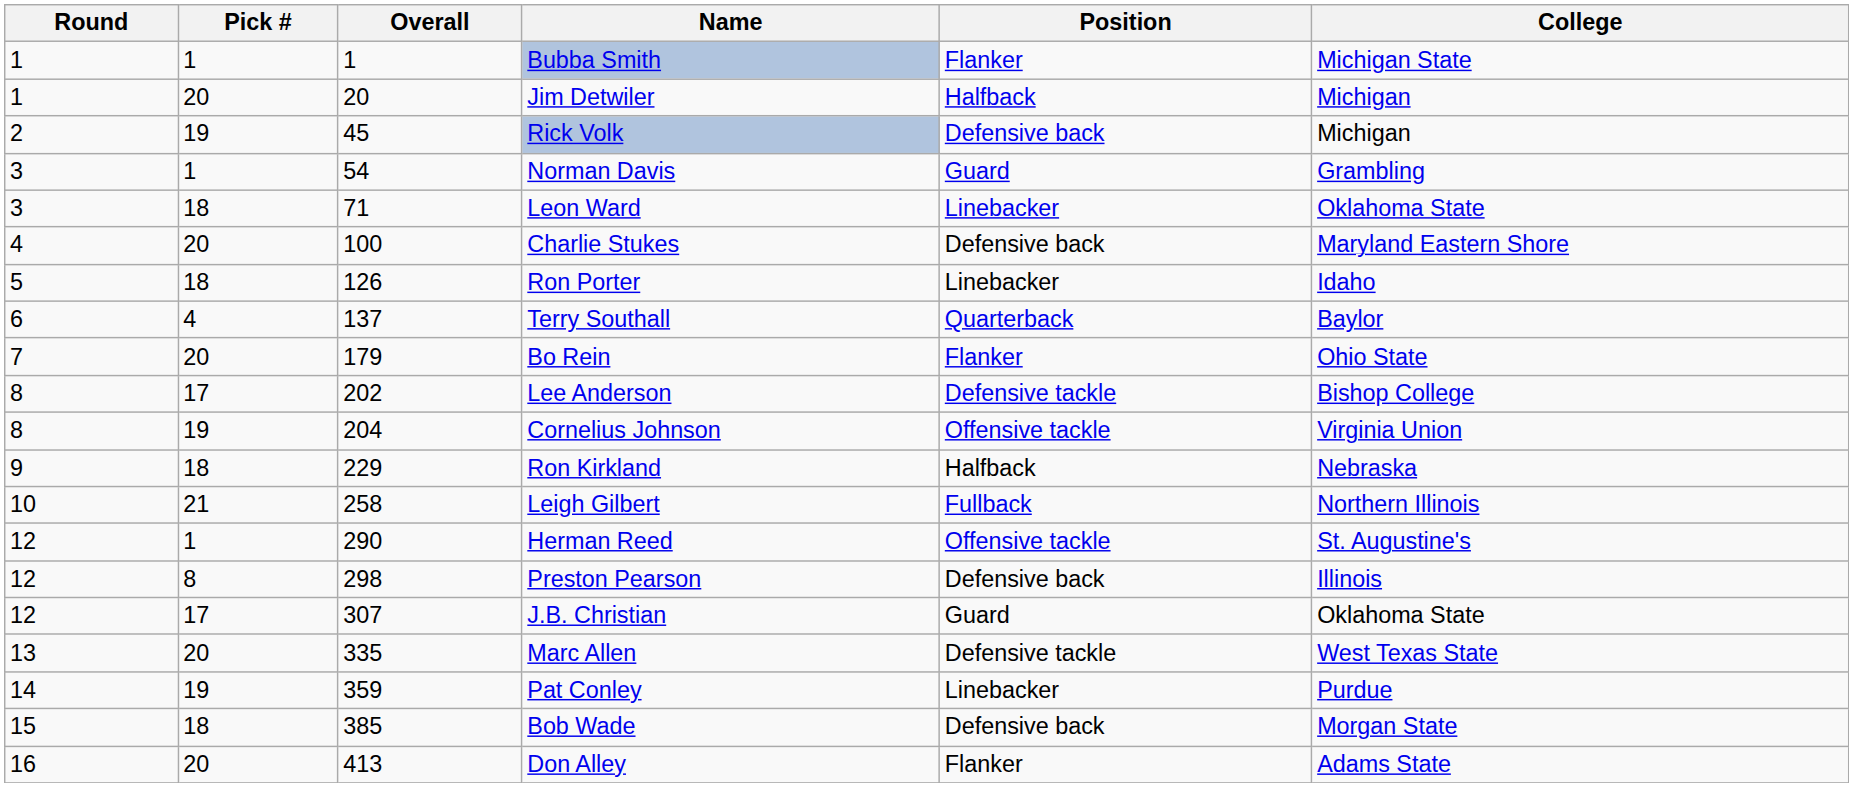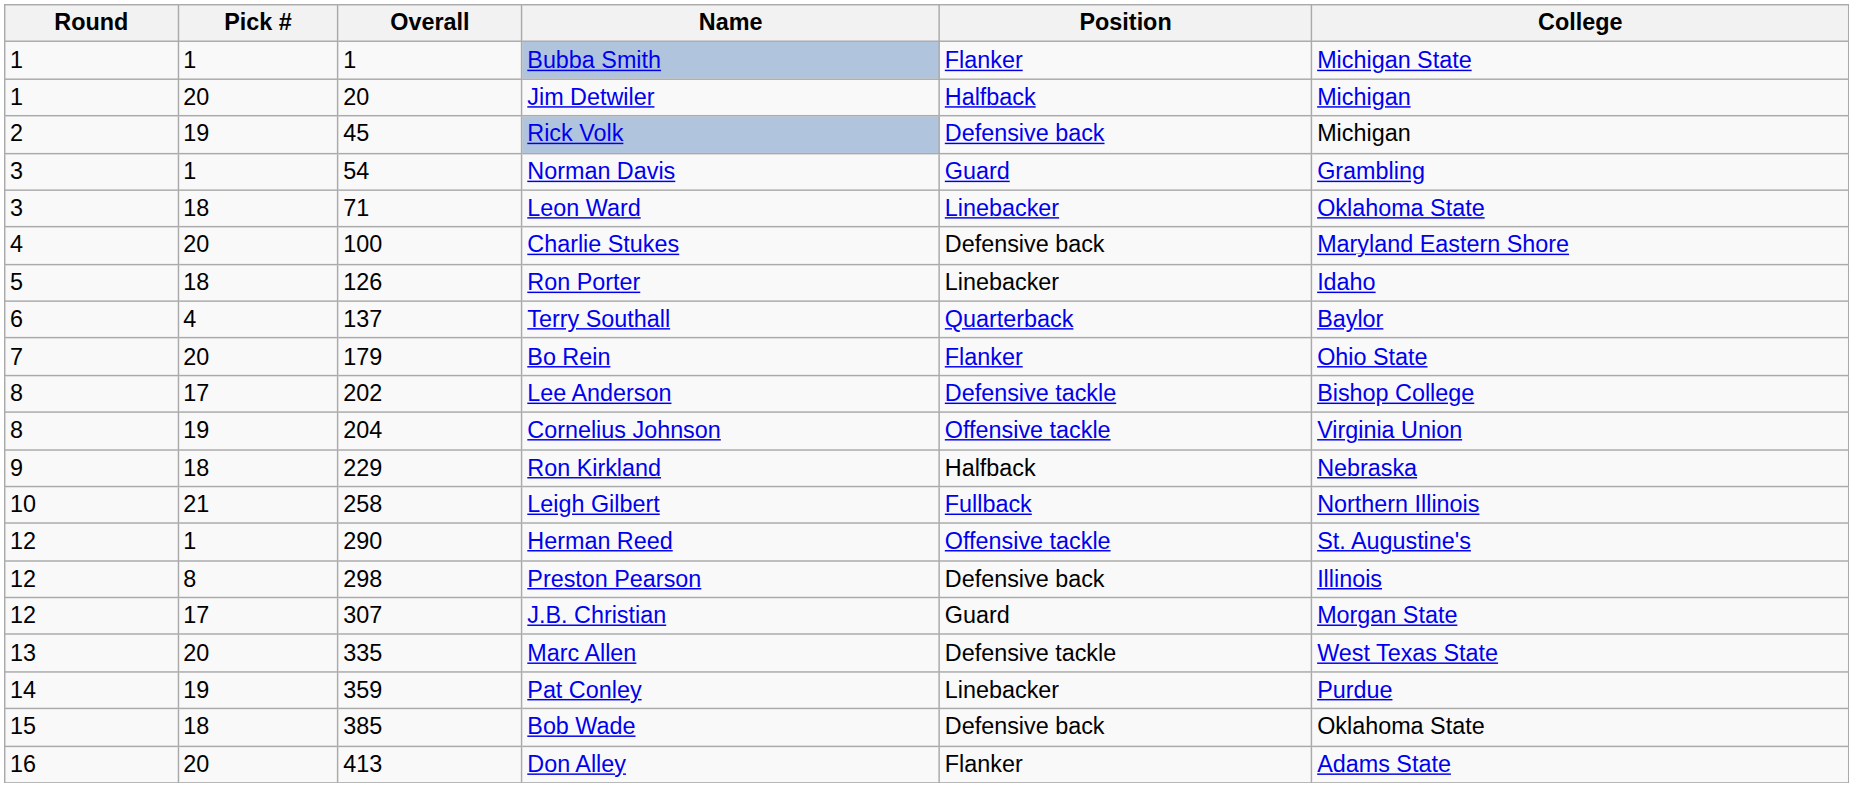(1401, 615) Oklahoma State -> (1387, 615) Morgan State
(1387, 726) Morgan State -> (1401, 726) Oklahoma State
